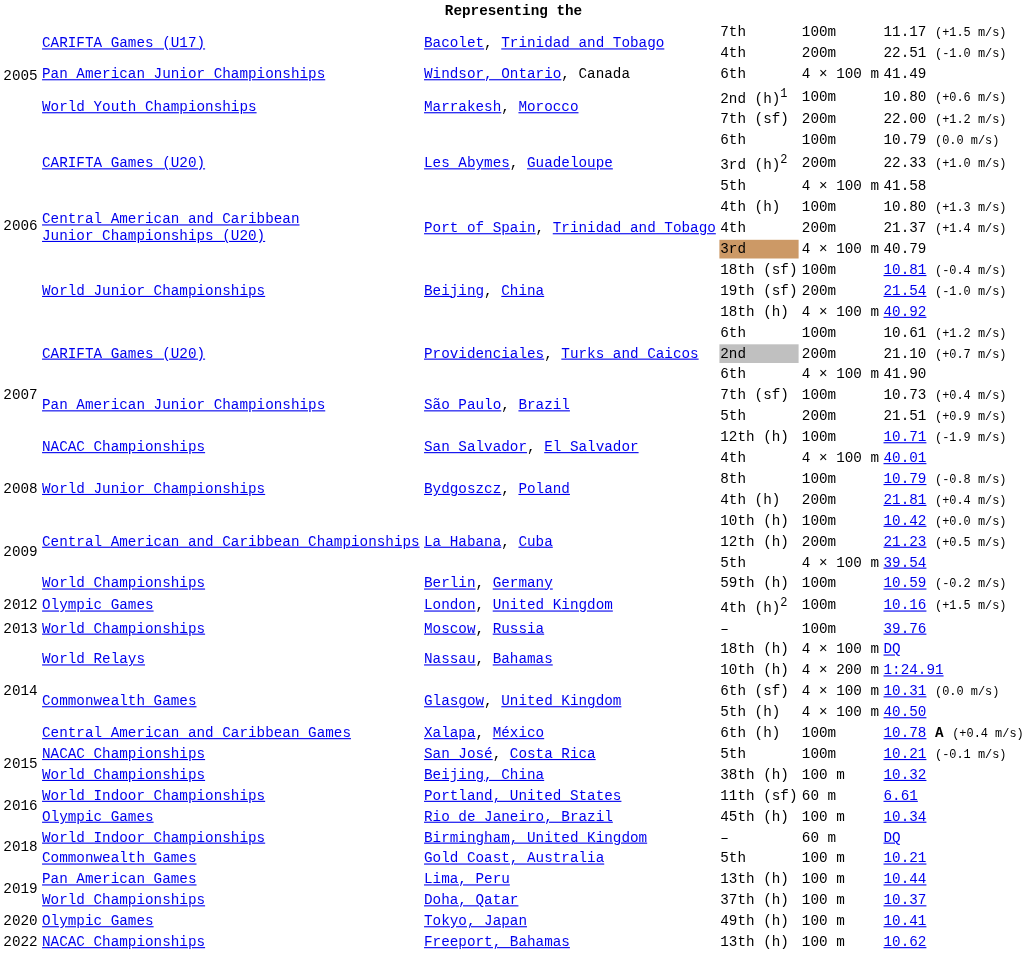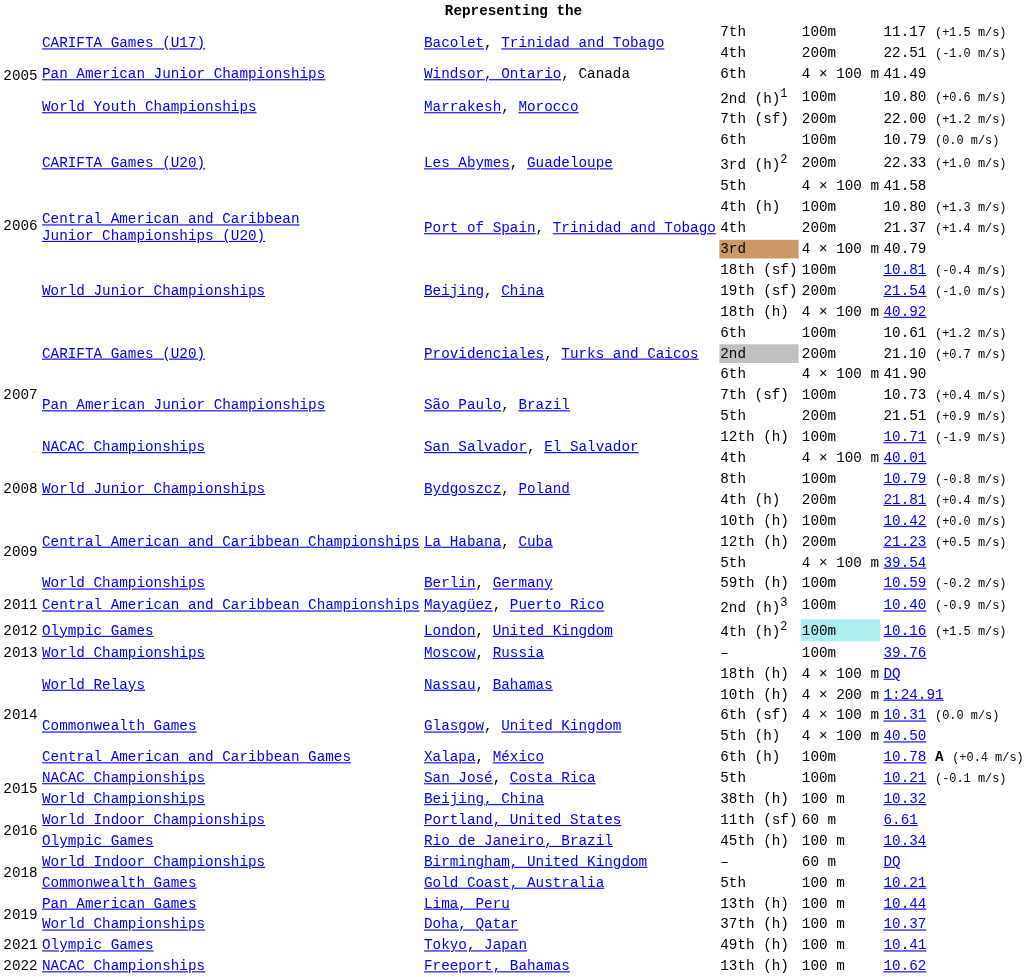+ row: (514, 606)
(819, 606) no background -> (819, 630) paleturquoise background
(20, 921) 2020 -> (20, 946) 2021
